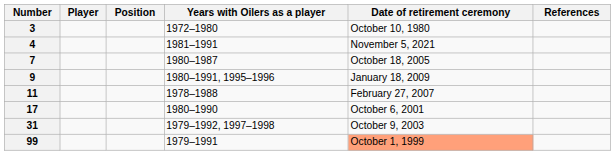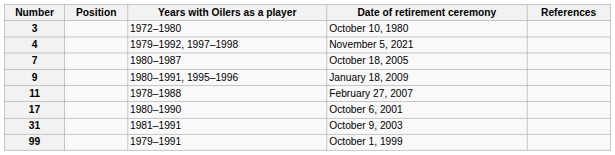- column: (83, 12)
(192, 45) 1981–1991 -> (184, 45) 1979–1992, 1997–1998
(220, 126) 1979–1992, 1997–1998 -> (156, 126) 1981–1991
(387, 142) lightsalmon background -> (366, 142) no background
